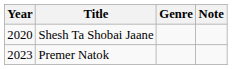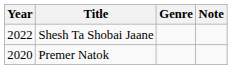(20, 34) 2020 -> (20, 34) 2022
(20, 54) 2023 -> (20, 54) 2020
